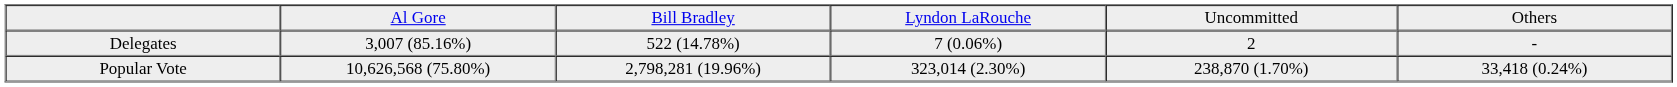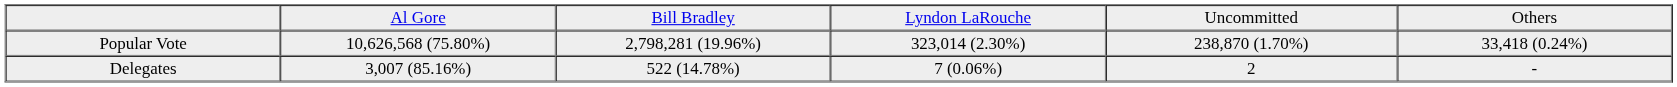rows swapped: (143, 68) <-> (143, 43)
